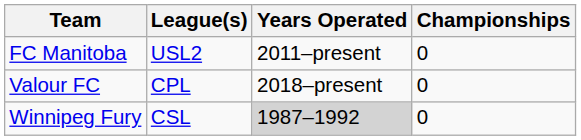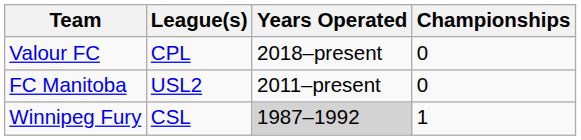rows swapped: (68, 53) <-> (55, 85)
(422, 118) 0 -> (422, 118) 1
